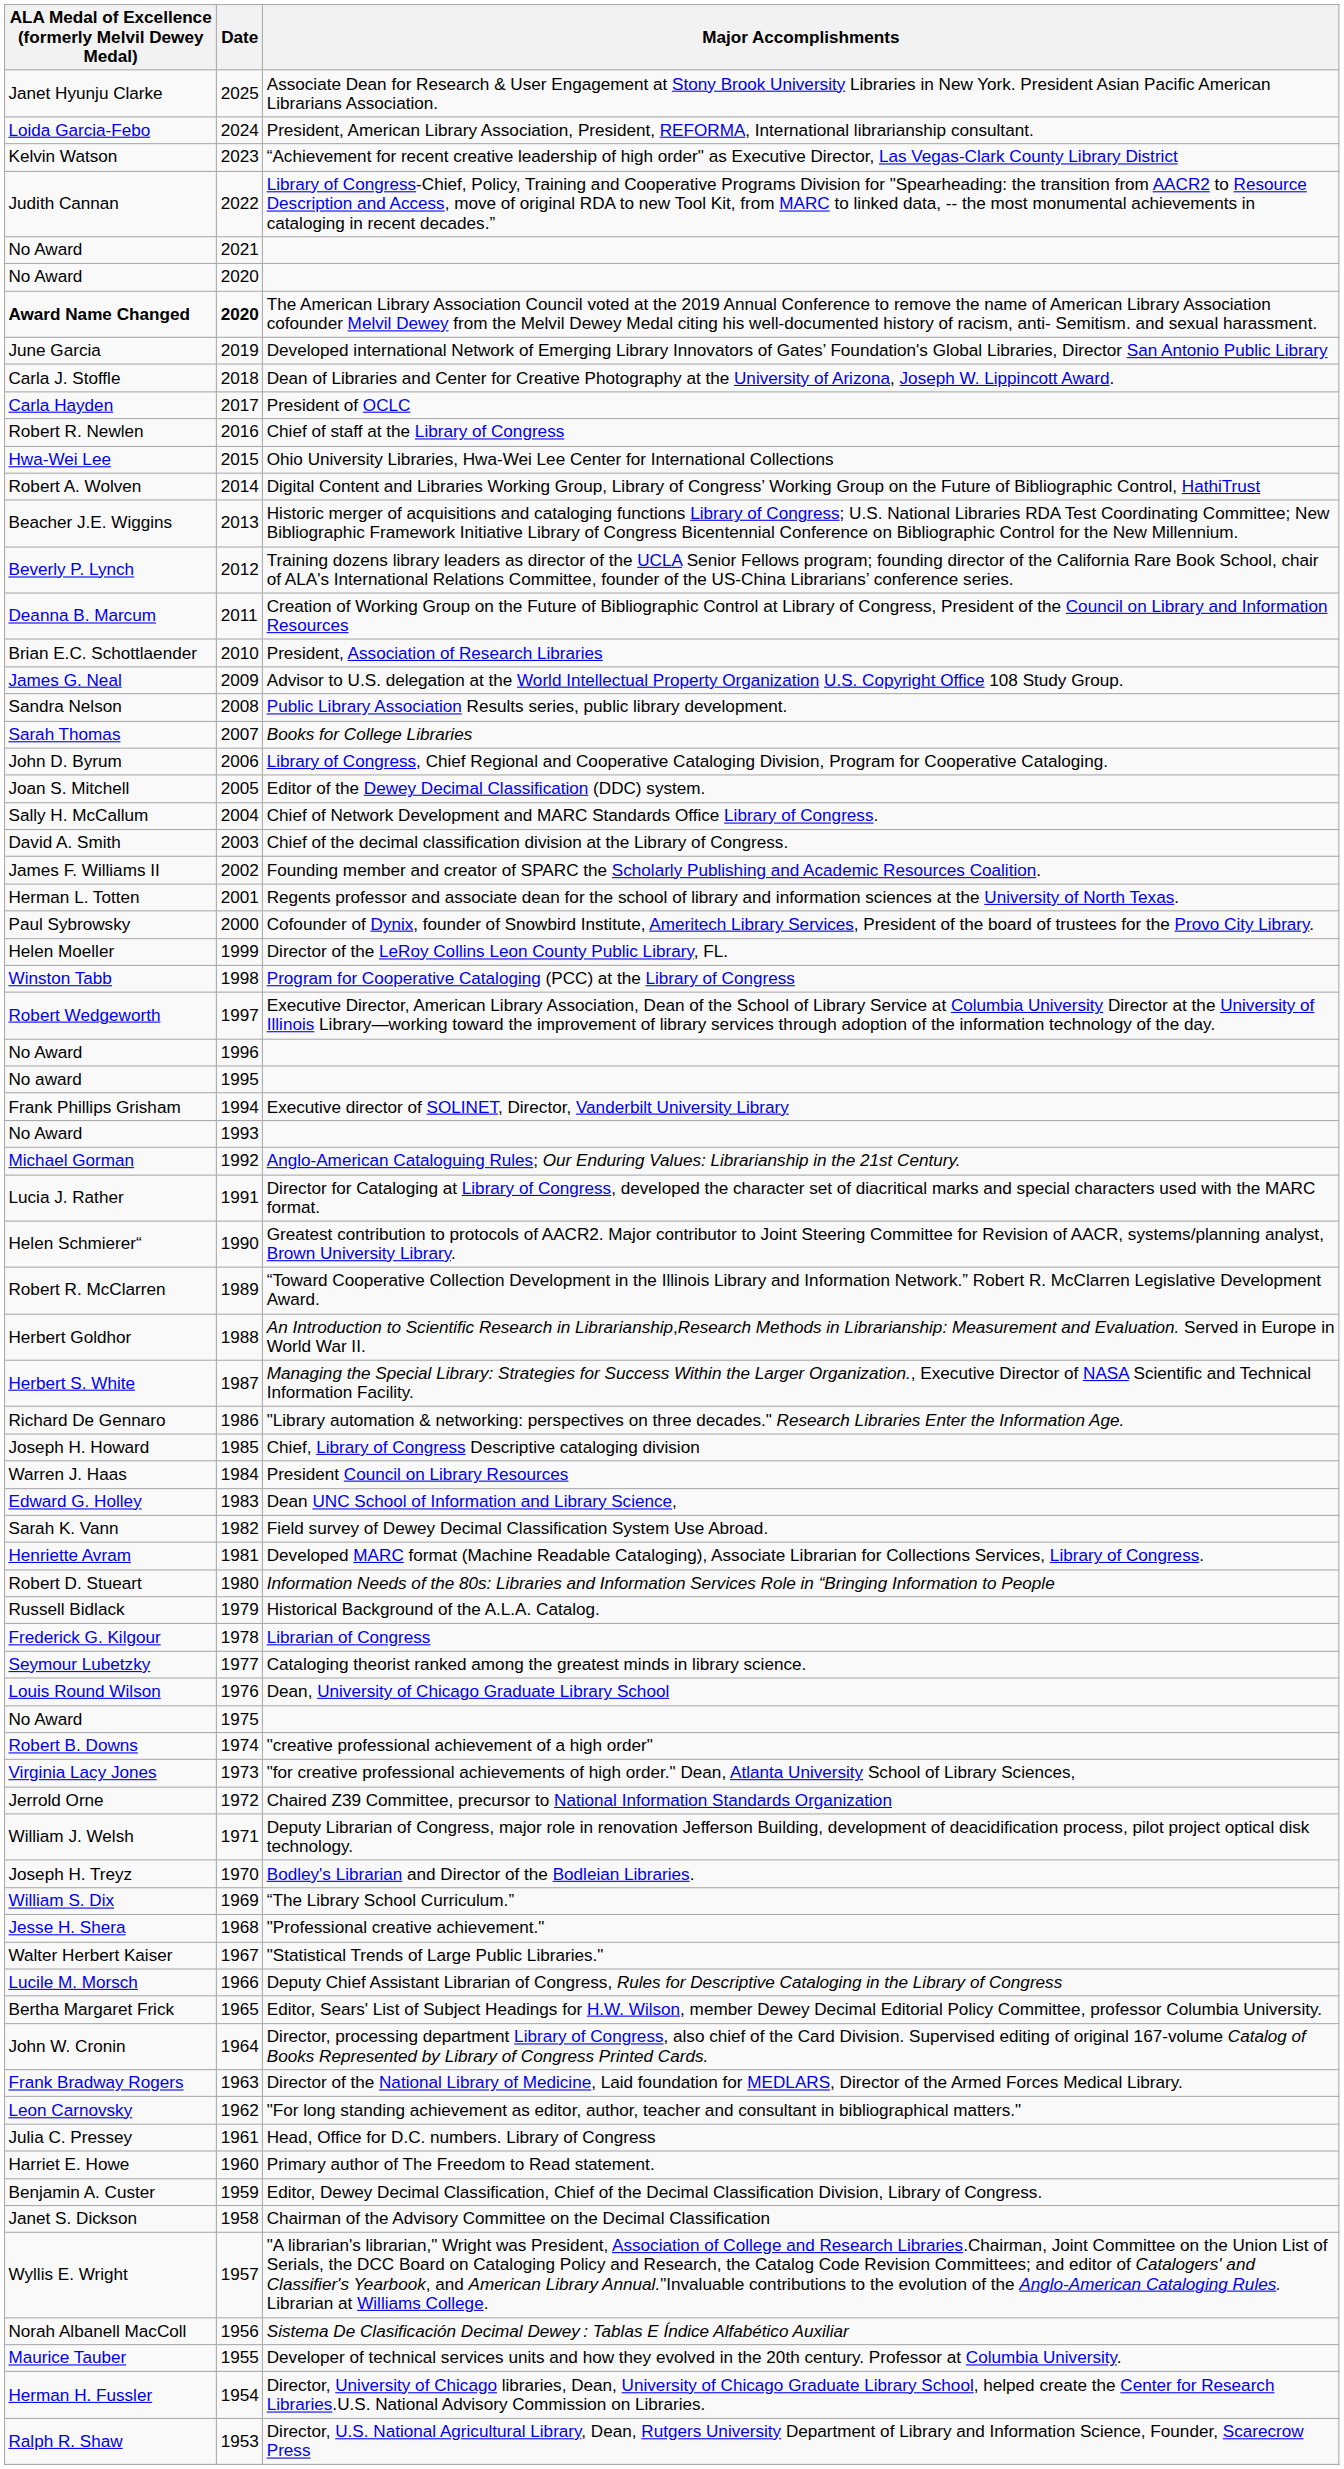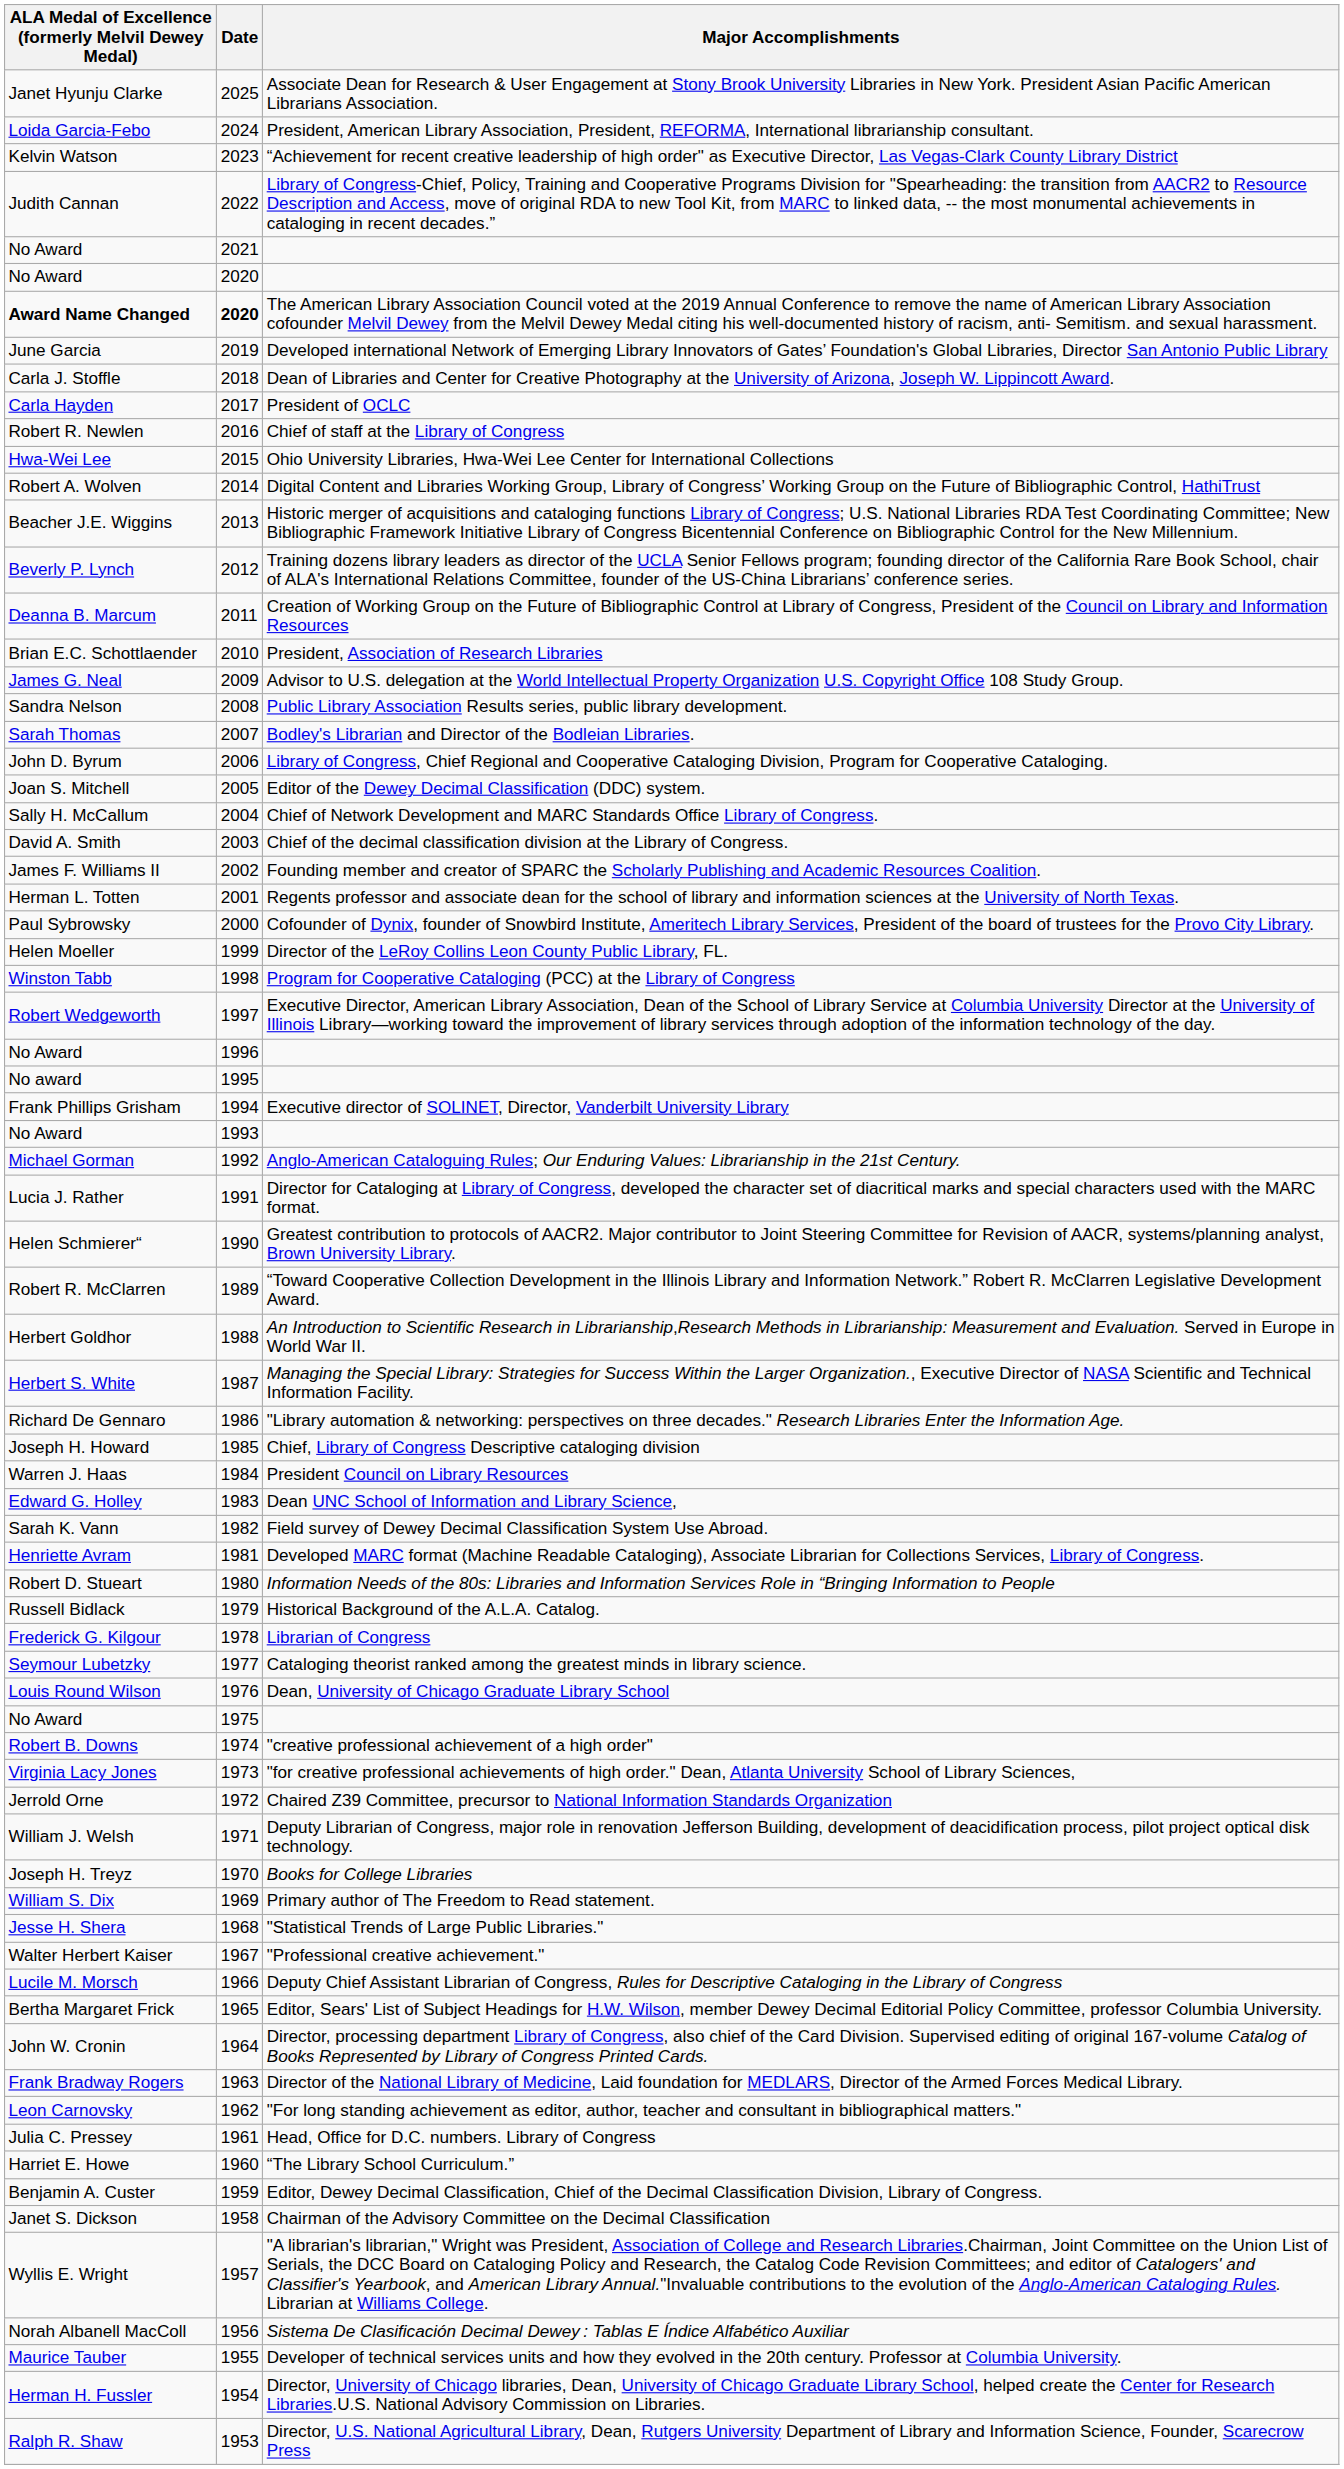(369, 734) Books for College Libraries -> (481, 734) Bodley's Librarian and Director of the Bodleian Libraries.
(481, 1873) Bodley's Librarian and Director of the Bodleian Libraries. -> (369, 1873) Books for College Libraries
(390, 1901) “The Library School Curriculum.” -> (461, 1901) Primary author of The Freedom to Read statement.
(406, 1928) "Professional creative achievement." -> (435, 1928) "Statistical Trends of Large Public Libraries."
(435, 1955) "Statistical Trends of Large Public Libraries." -> (406, 1955) "Professional creative achievement."
(461, 2164) Primary author of The Freedom to Read statement. -> (390, 2164) “The Library School Curriculum.”
